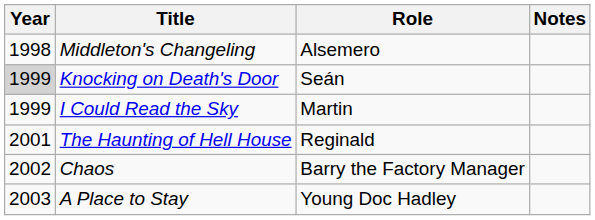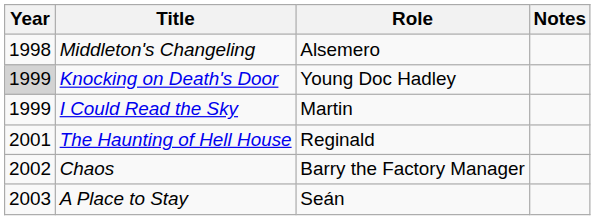(322, 79) Seán -> (378, 79) Young Doc Hadley
(378, 199) Young Doc Hadley -> (322, 199) Seán
